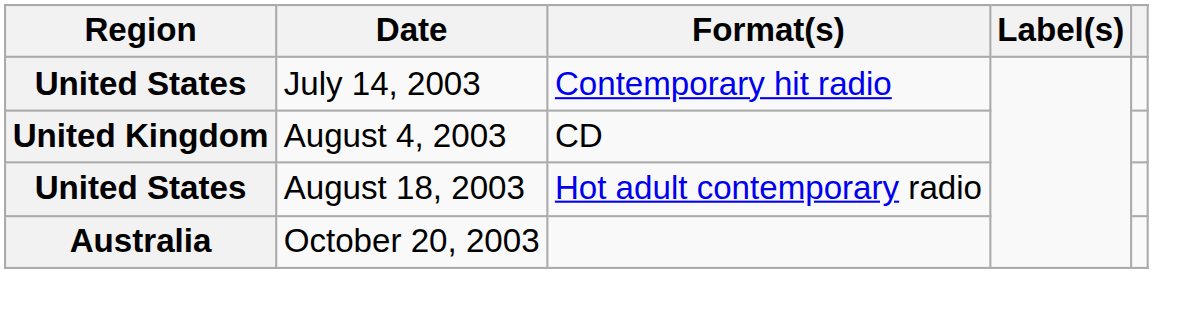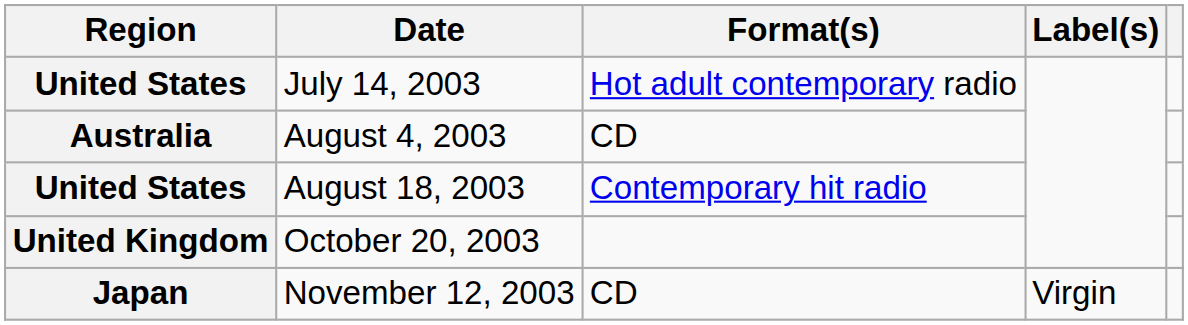(723, 83) Contemporary hit radio -> (803, 83) Hot adult contemporary radio
(141, 135) United Kingdom -> (141, 135) Australia
(768, 188) Hot adult contemporary radio -> (758, 188) Contemporary hit radio
(141, 240) Australia -> (141, 240) United Kingdom
+ row: (429, 293)
